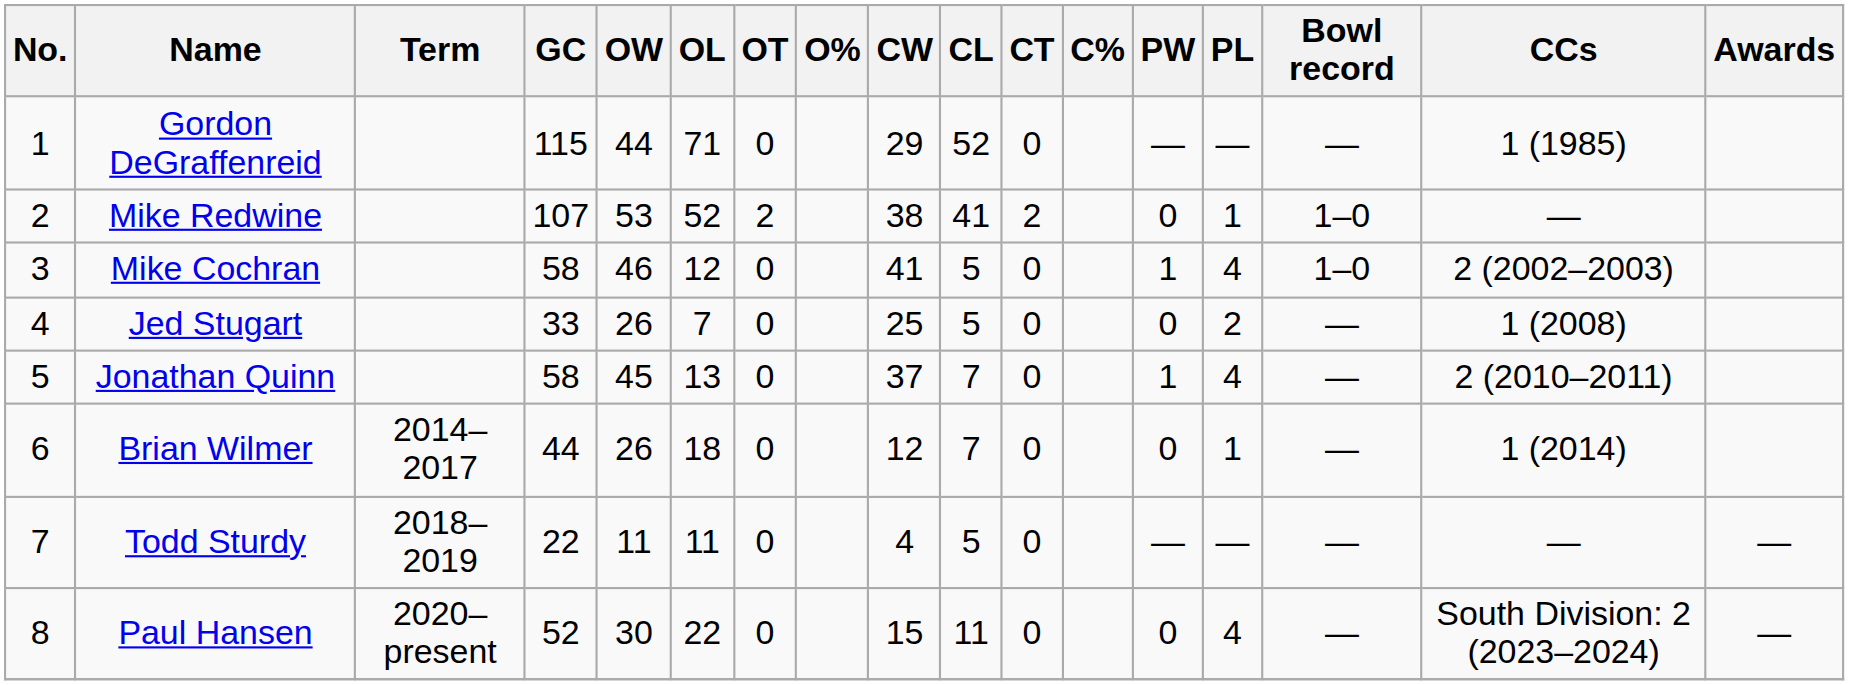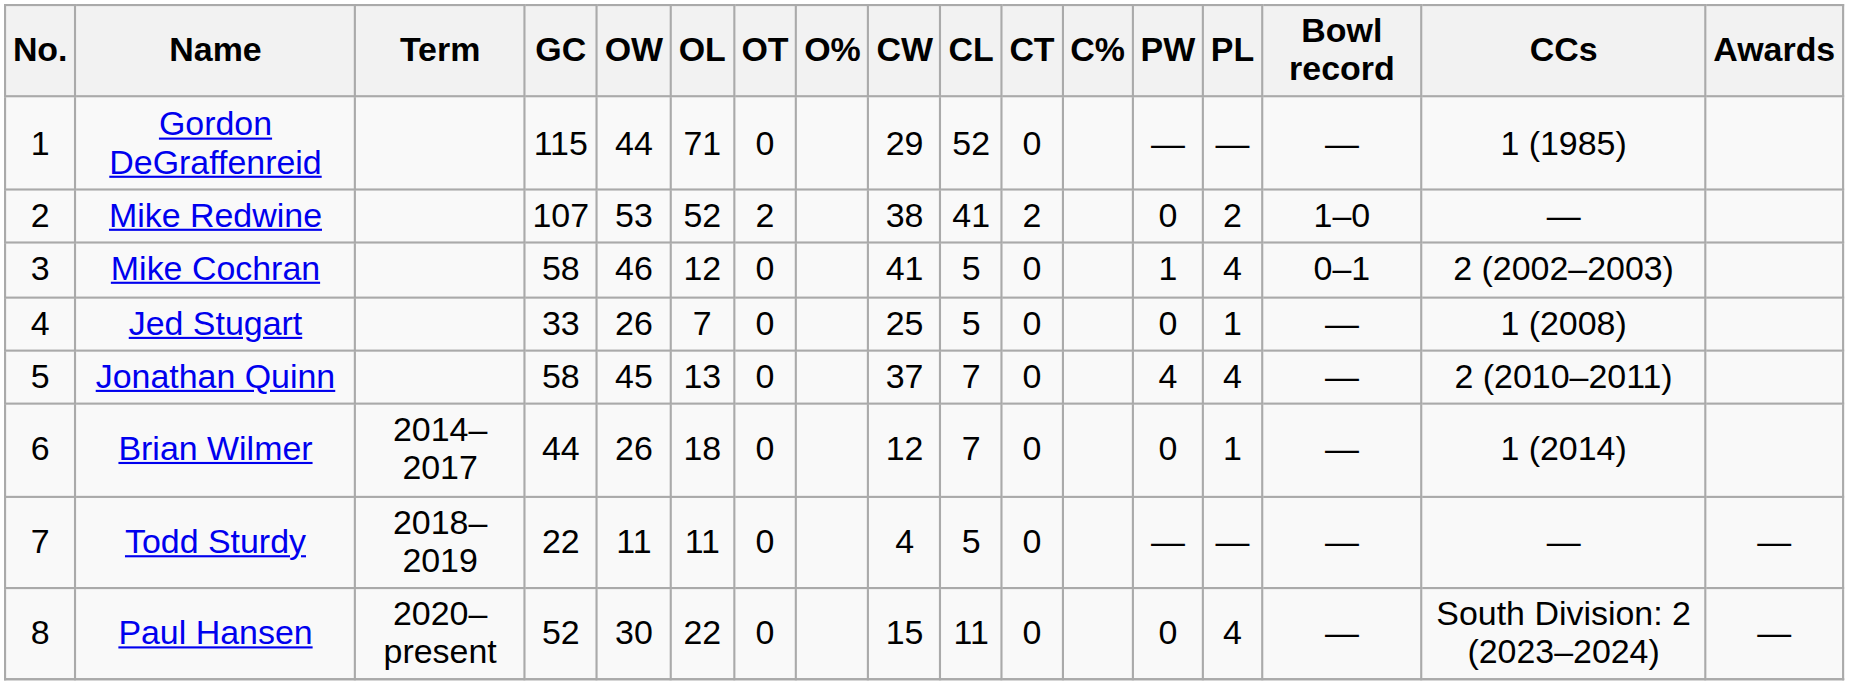(1232, 215) 1 -> (1232, 215) 2
(1342, 269) 1–0 -> (1342, 269) 0–1
(1232, 322) 2 -> (1232, 322) 1
(1168, 376) 1 -> (1168, 376) 4
